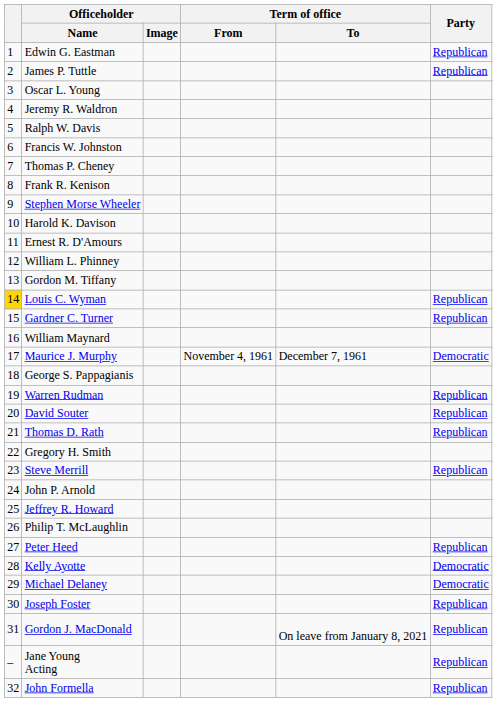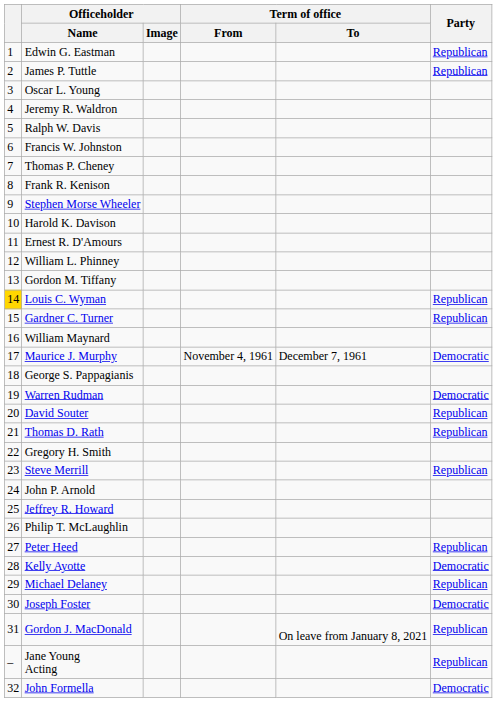(460, 394) Republican -> (461, 394) Democratic
(461, 584) Democratic -> (460, 584) Republican
(460, 603) Republican -> (461, 603) Democratic
(460, 688) Republican -> (461, 688) Democratic
